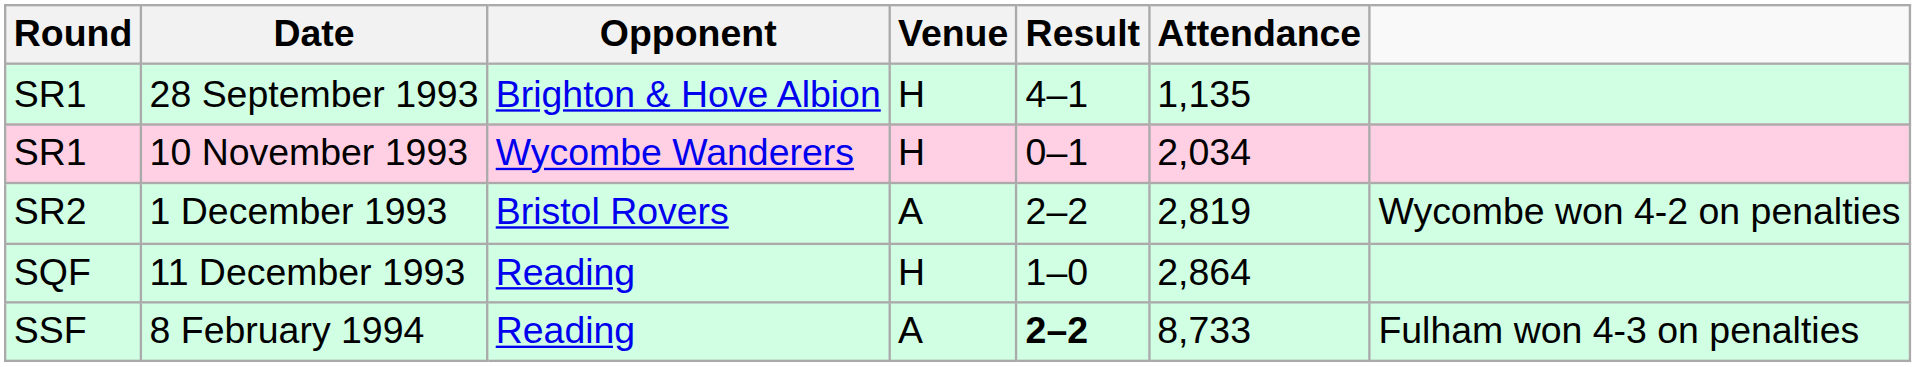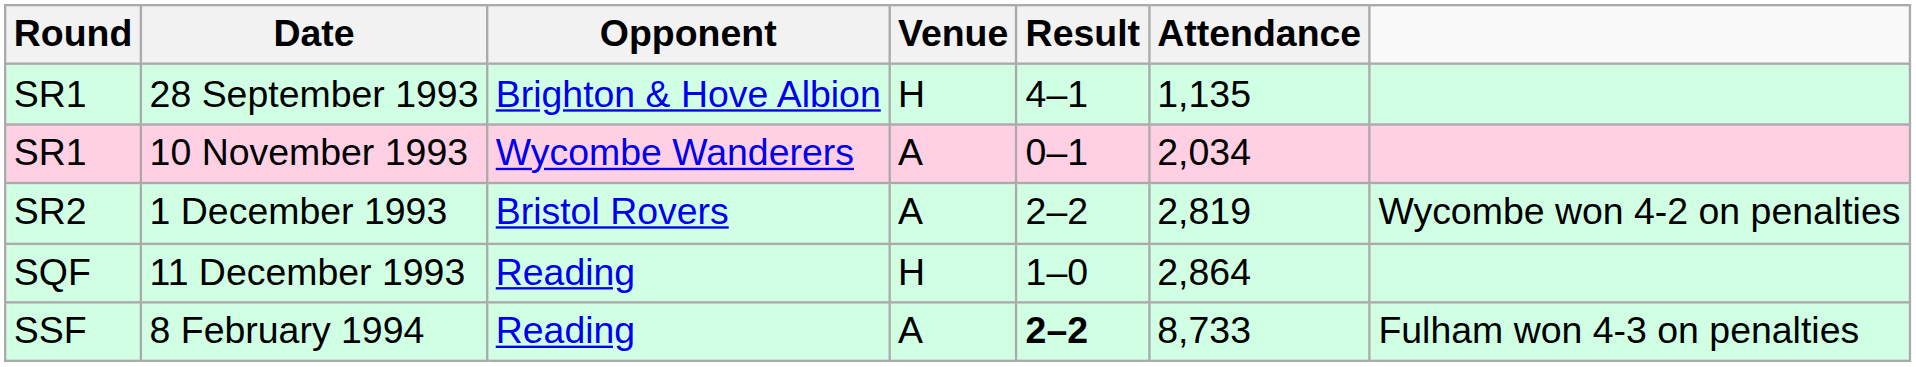(912, 152) H -> (911, 152) A
